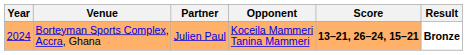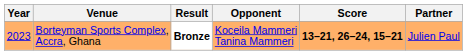columns swapped: (200, 13) <-> (442, 13)
(19, 36) 2024 -> (19, 36) 2023
